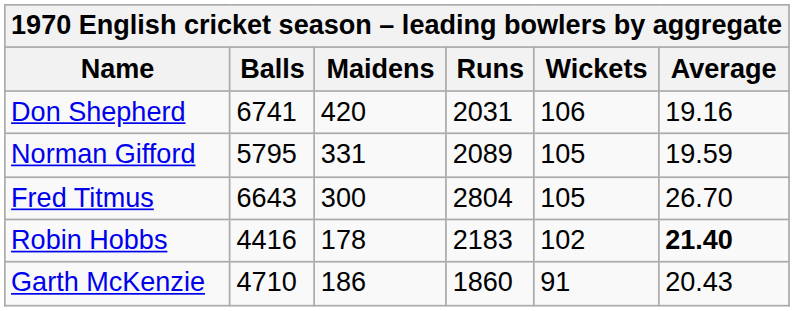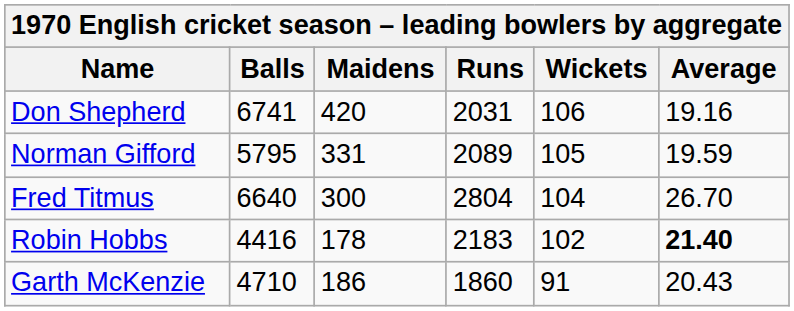(267, 197) 6643 -> (267, 197) 6640
(563, 197) 105 -> (563, 197) 104
